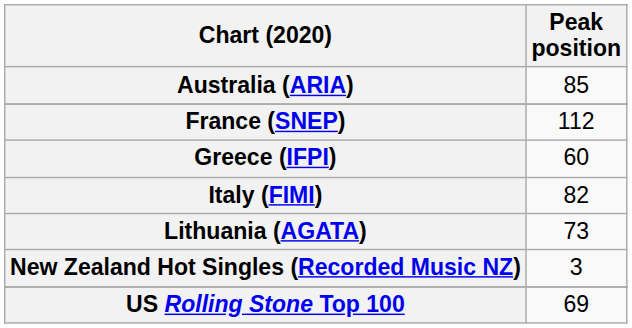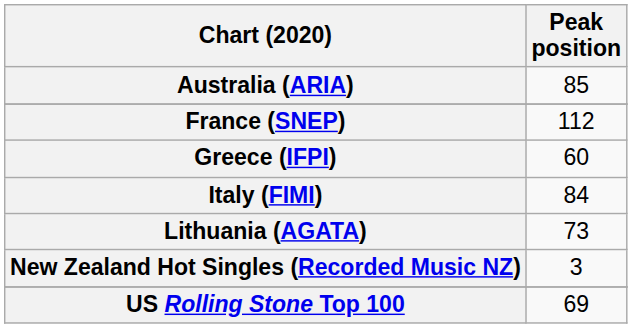(576, 194) 82 -> (576, 194) 84
